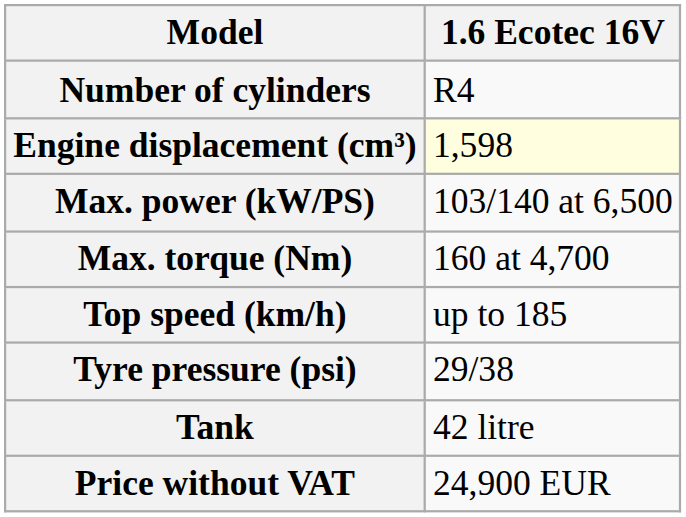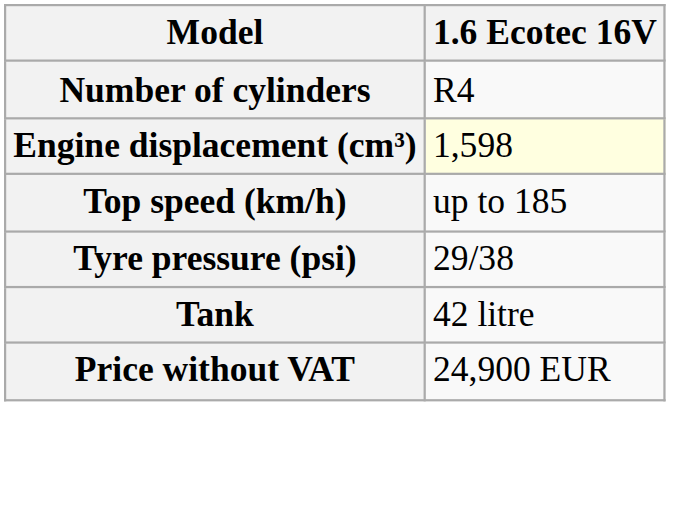- row: (215, 201)
- row: (215, 257)
